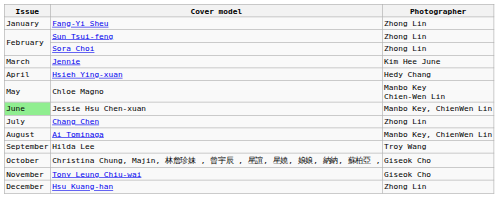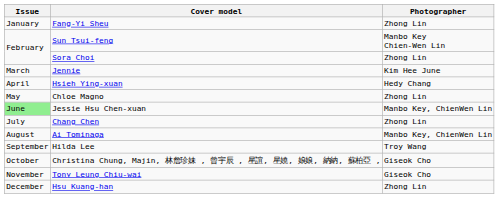(405, 36) Zhong Lin -> (415, 41) Manbo Key Chien-Wen Lin
(415, 91) Manbo Key Chien-Wen Lin -> (405, 96) Zhong Lin
